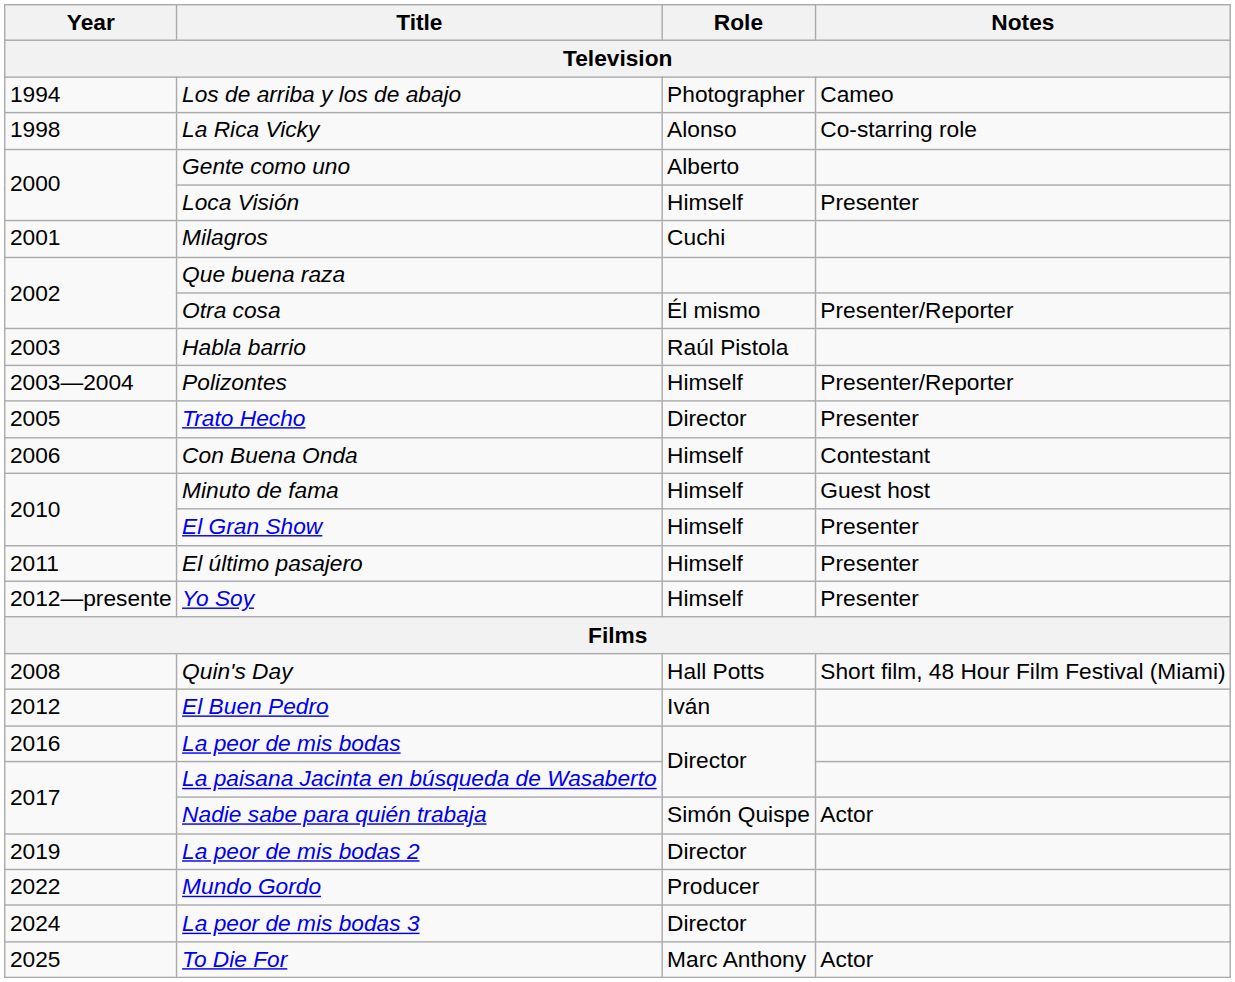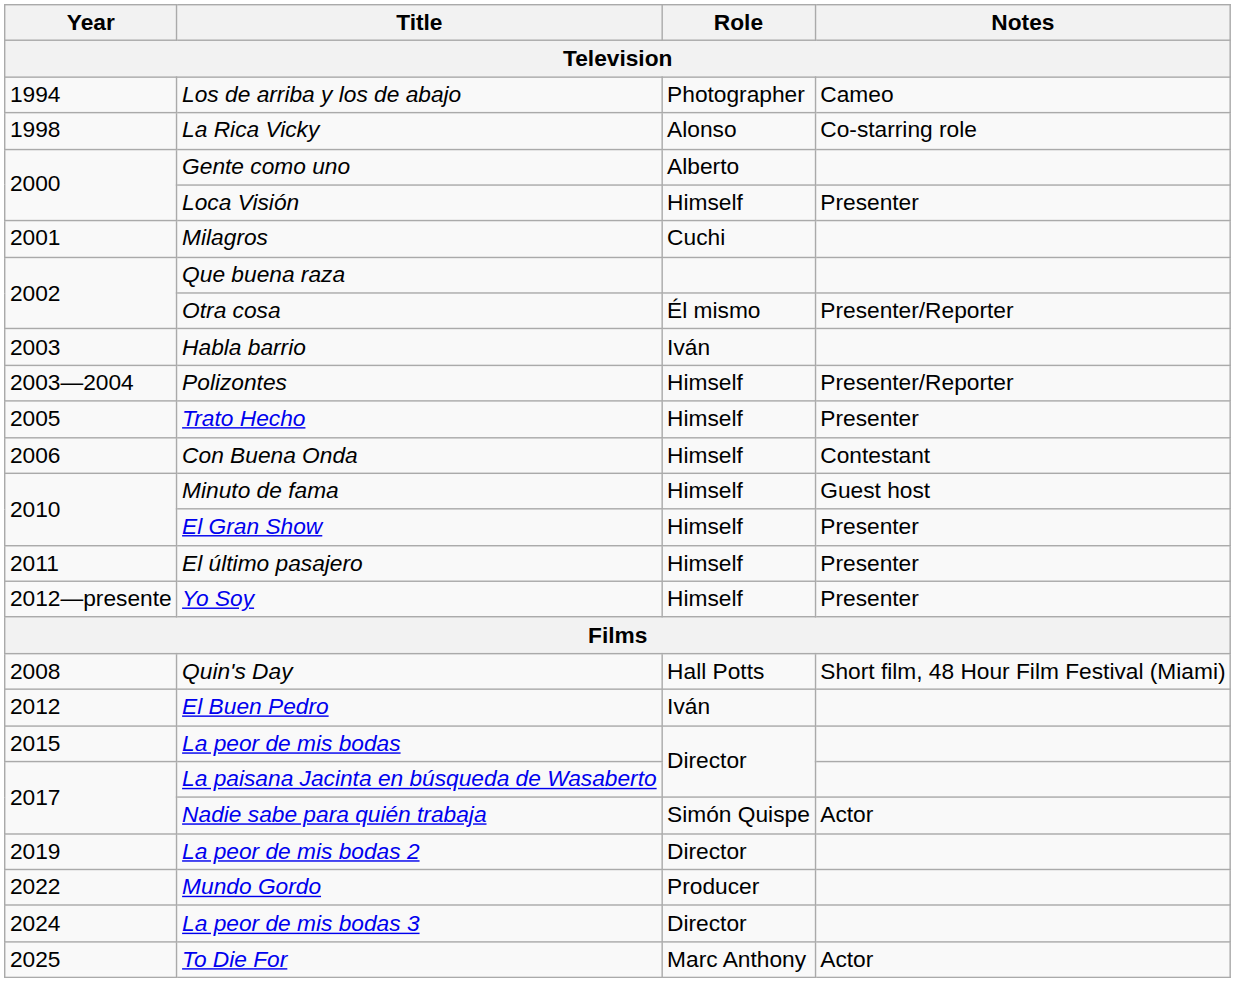(728, 346) Raúl Pistola -> (689, 346) Iván
(707, 418) Director -> (705, 418) Himself
(35, 743) 2016 -> (35, 743) 2015
